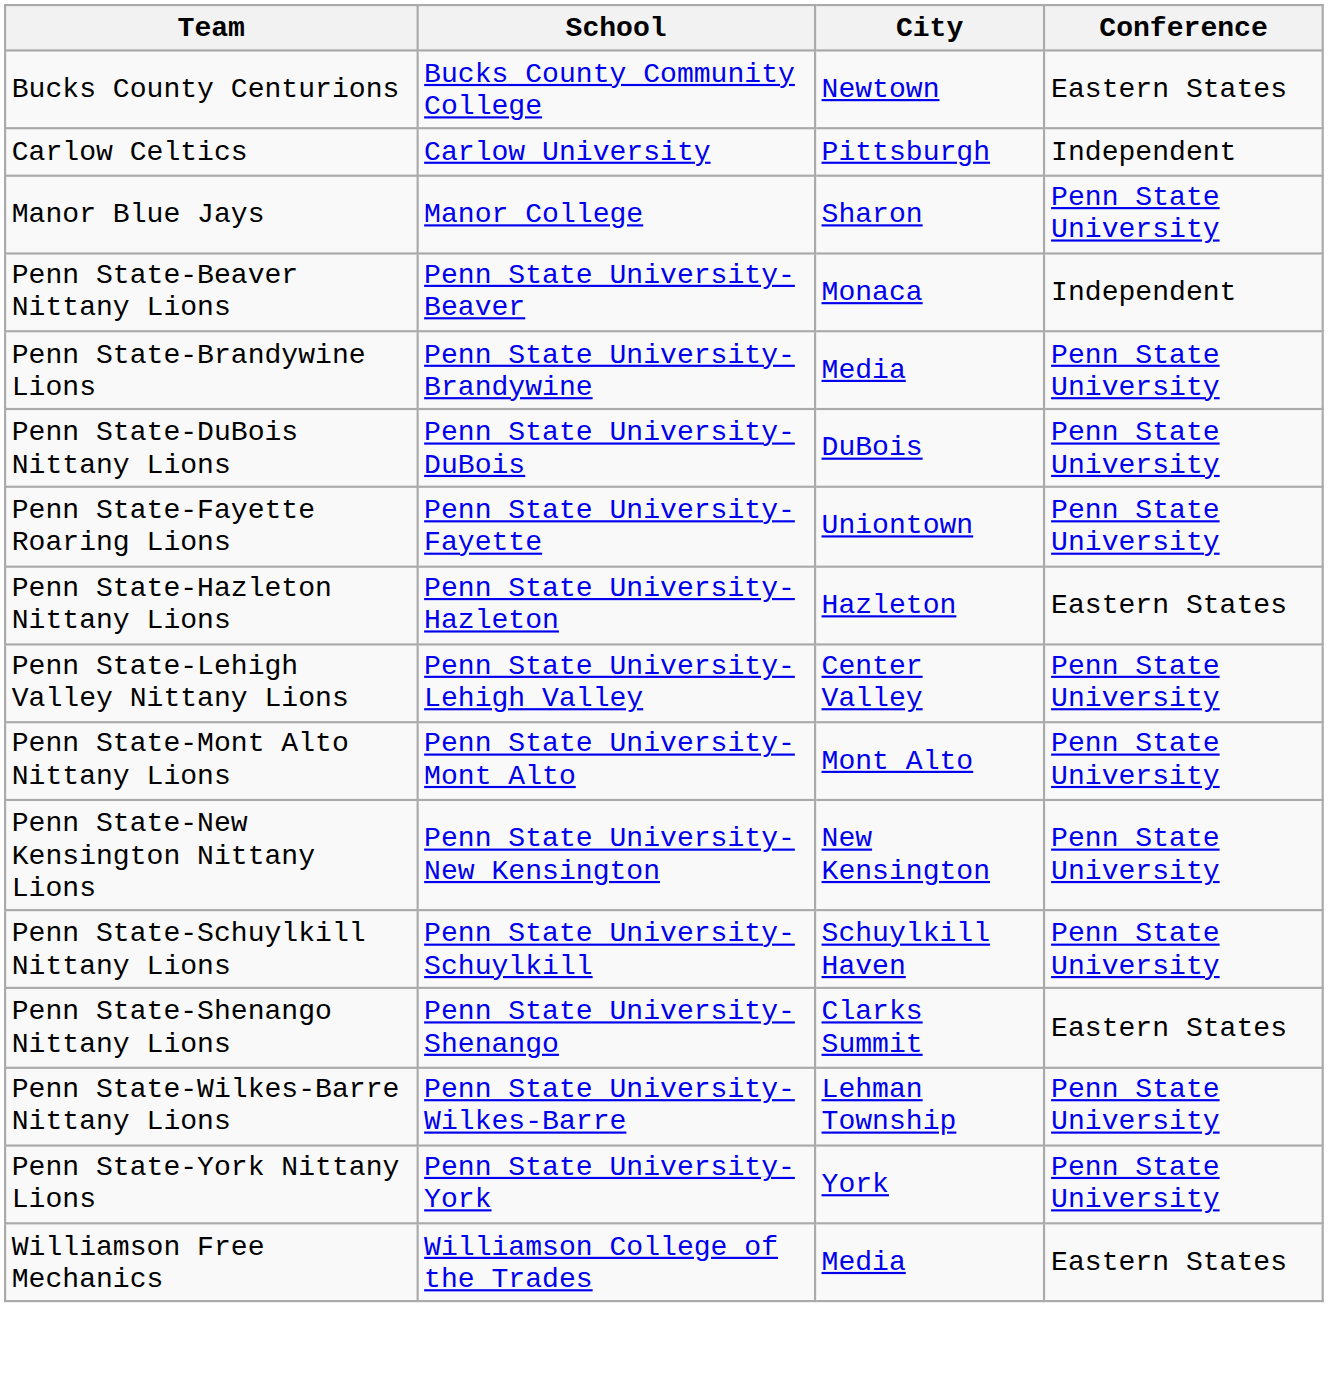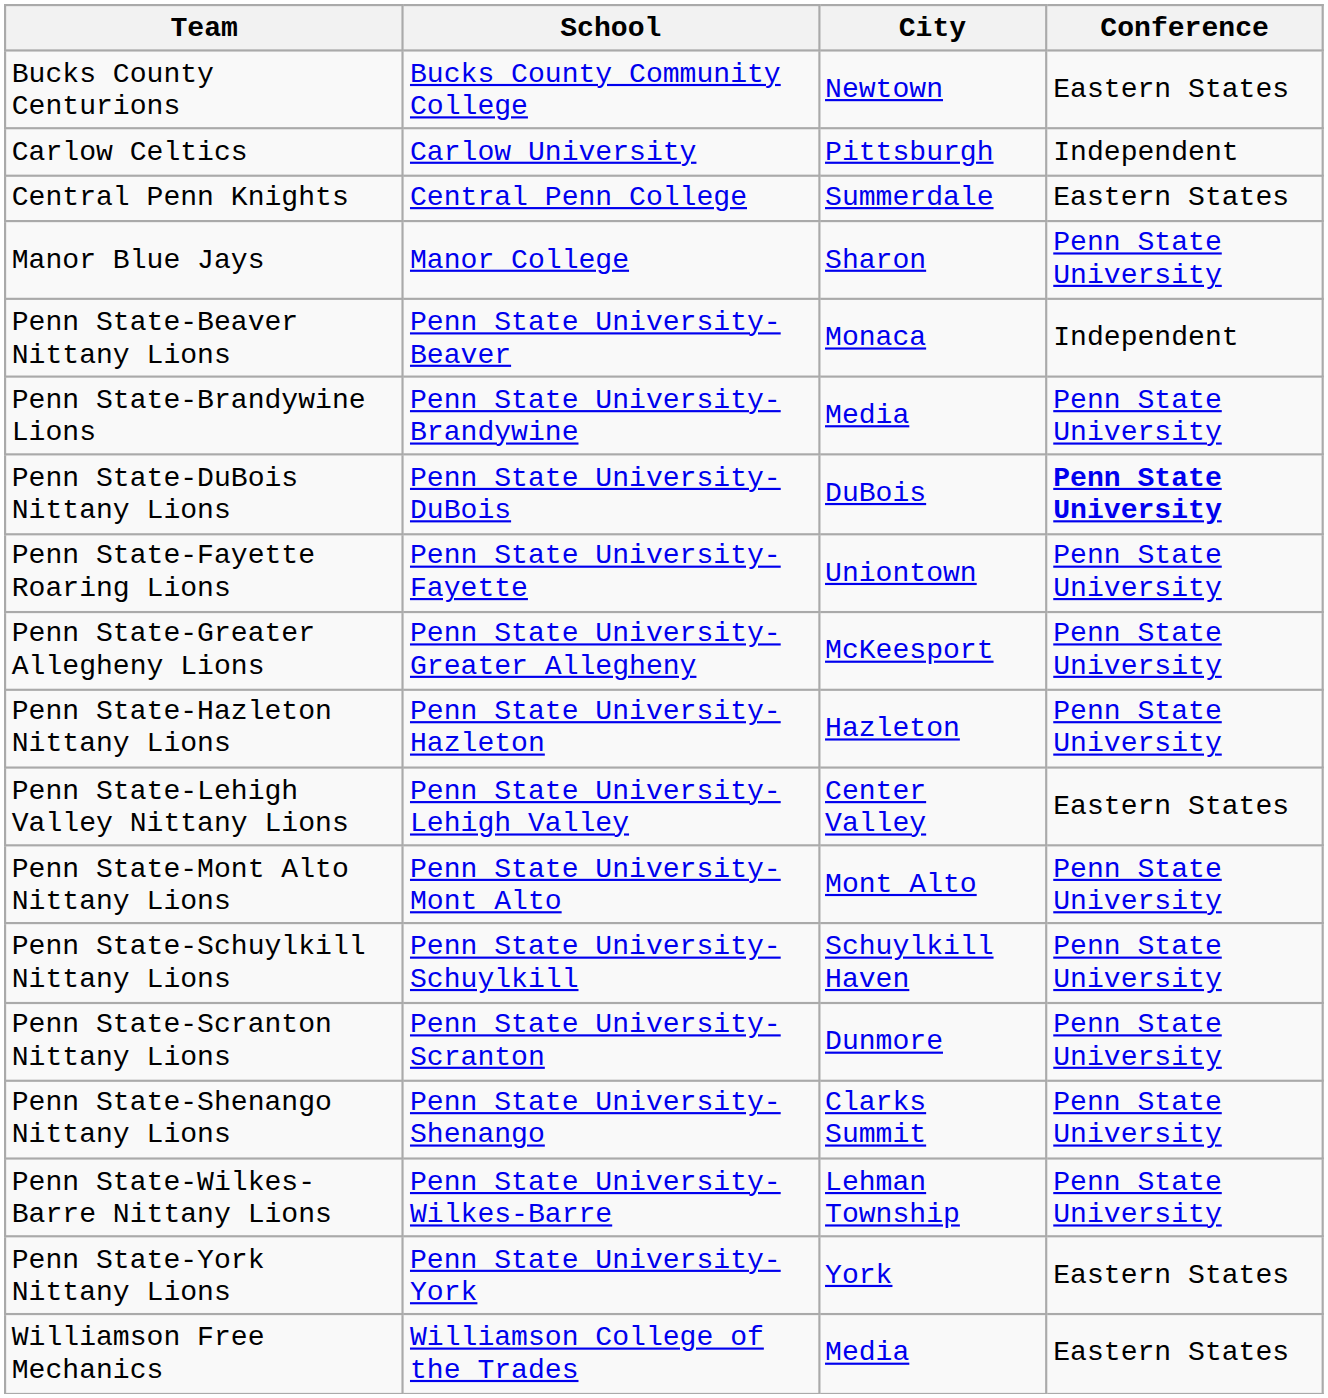+ row: (180, 198)
(1135, 448) normal -> (1138, 494) bold
+ row: (163, 650)
(1169, 605) Eastern States -> (1138, 729) Penn State University
(1135, 683) Penn State University -> (1171, 807) Eastern States
- row: (163, 855)
+ row: (172, 1041)
(1169, 1028) Eastern States -> (1138, 1119) Penn State University
(1135, 1184) Penn State University -> (1171, 1276) Eastern States
